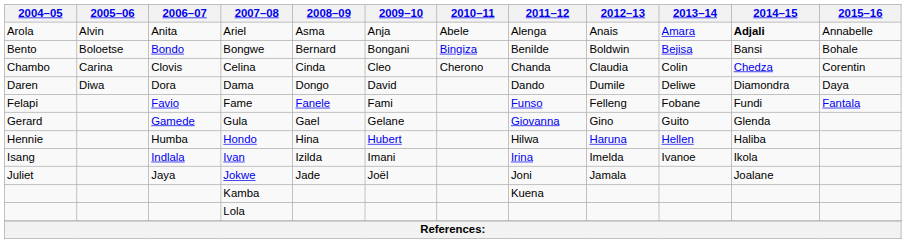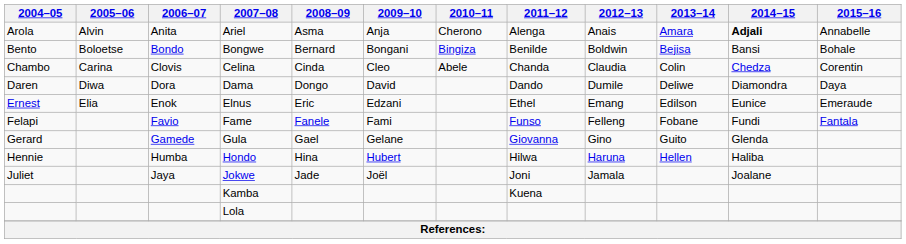(454, 31) Abele -> (460, 31) Cherono
(461, 67) Cherono -> (453, 67) Abele
+ row: (237, 103)
- row: (234, 157)
